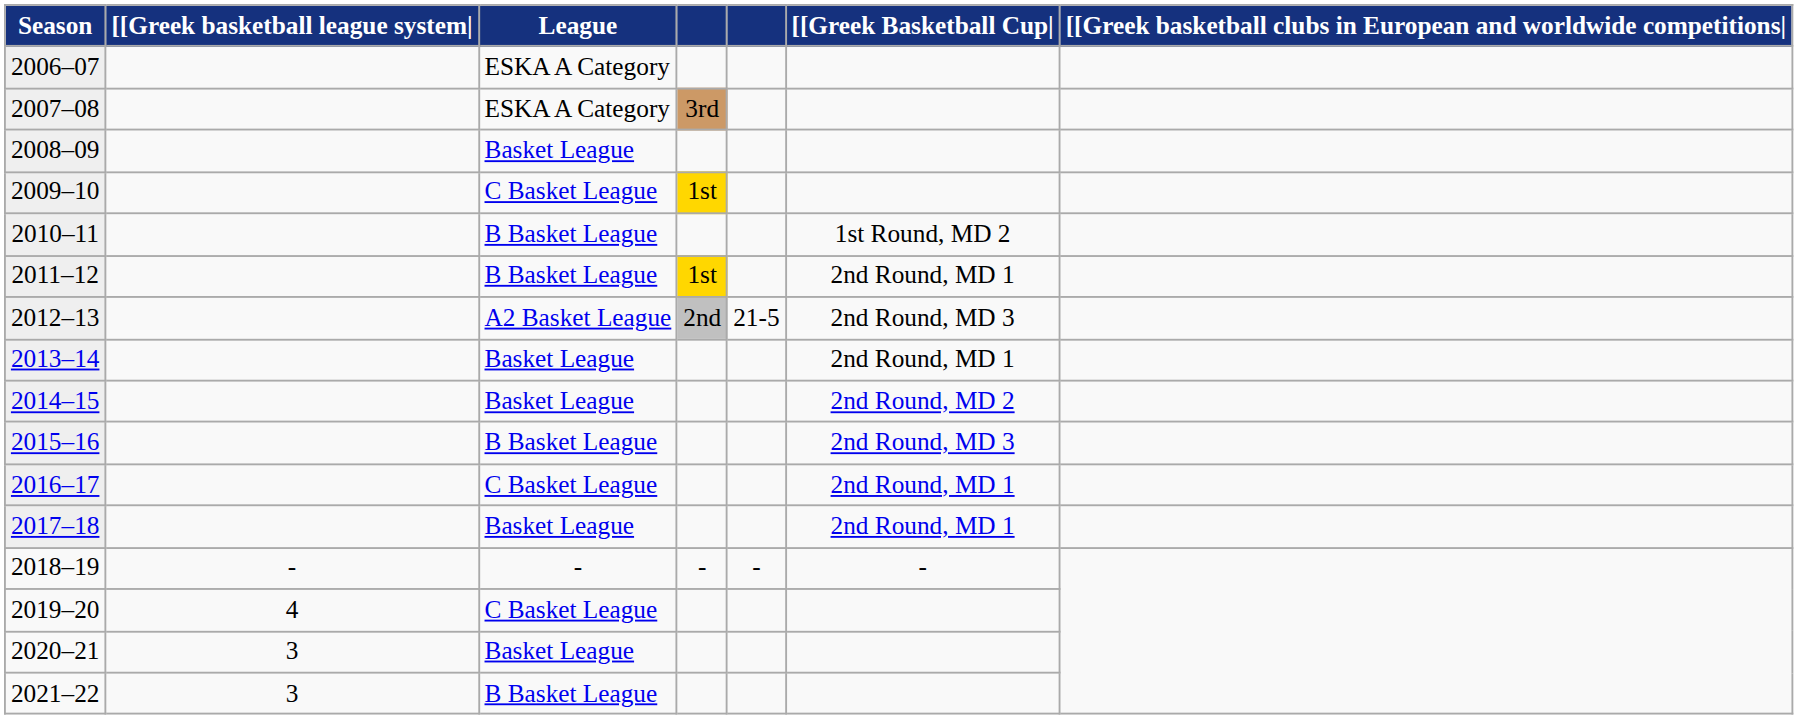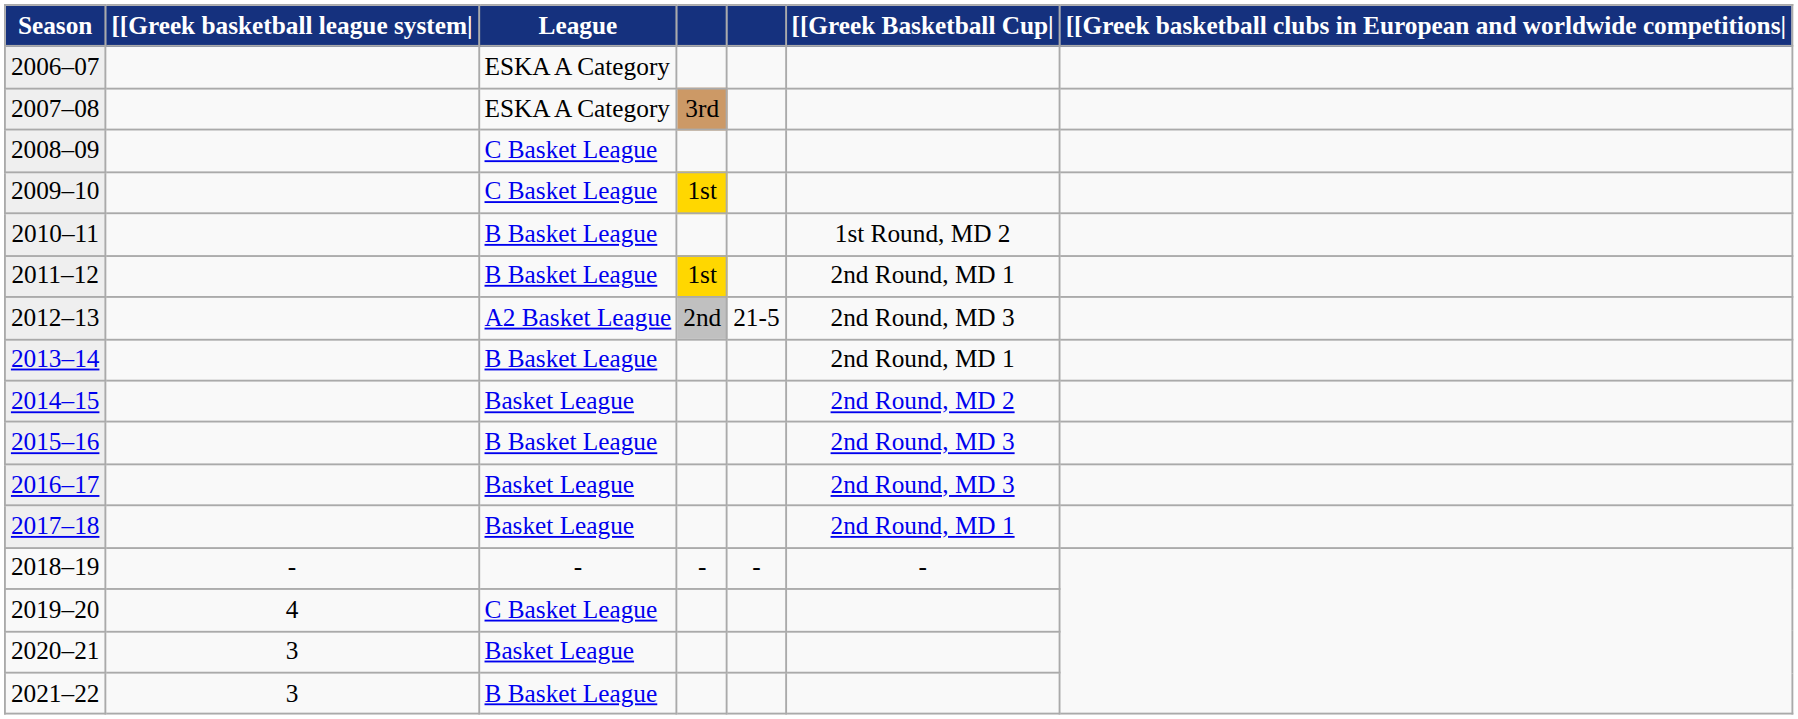(559, 150) Basket League -> (571, 150) C Basket League
(559, 358) Basket League -> (571, 358) B Basket League
(571, 484) C Basket League -> (559, 484) Basket League
(923, 484) 2nd Round, MD 1 -> (923, 484) 2nd Round, MD 3
